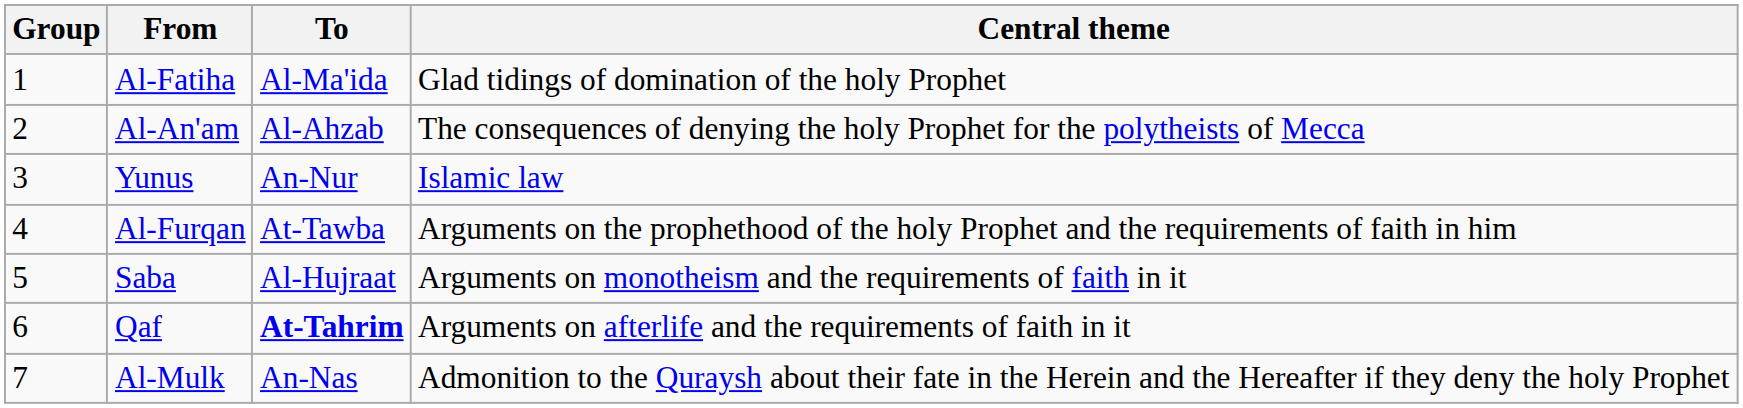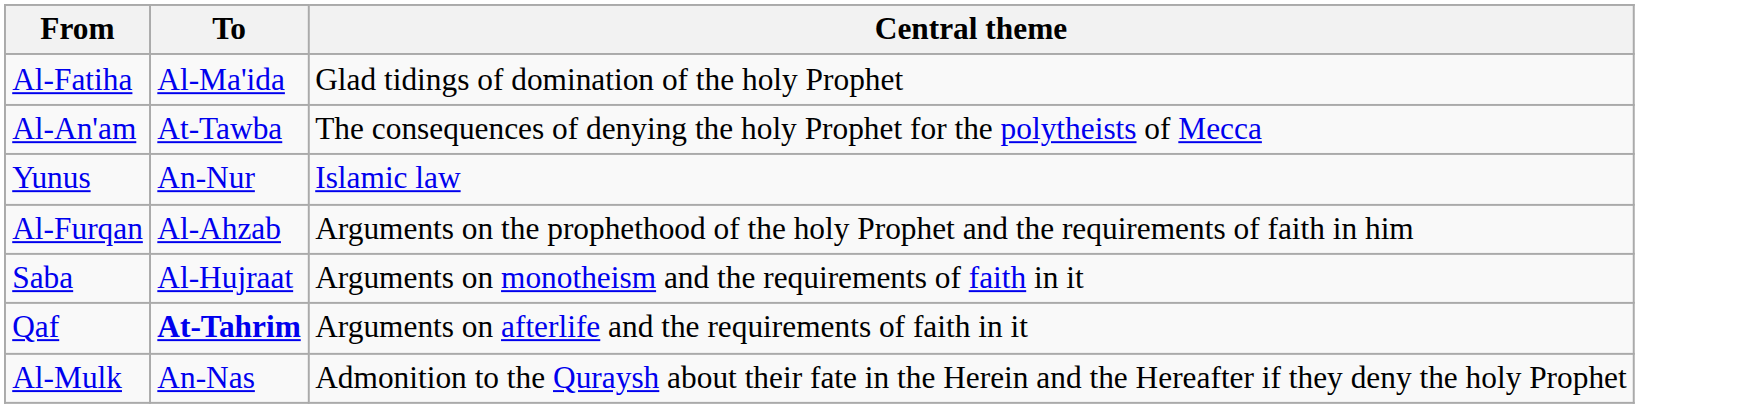- column: (56, 29)
(322, 128) Al-Ahzab -> (220, 128) At-Tawba
(323, 228) At-Tawba -> (219, 228) Al-Ahzab
